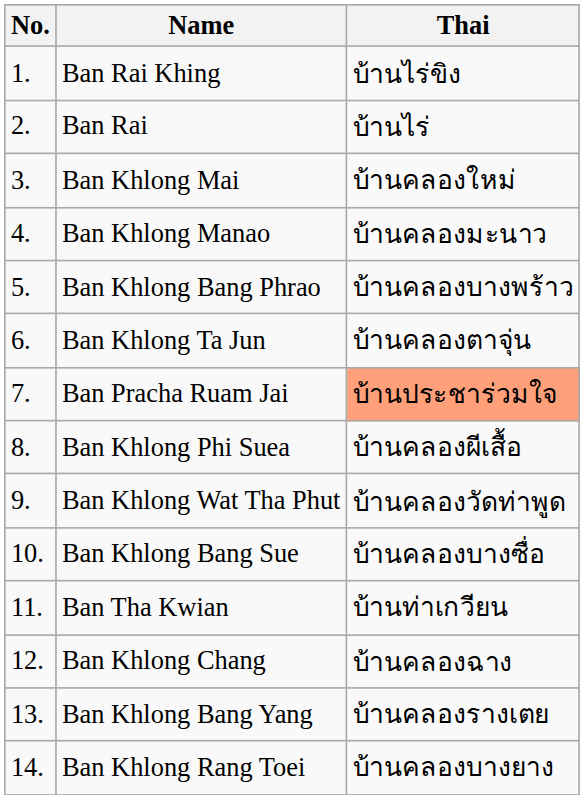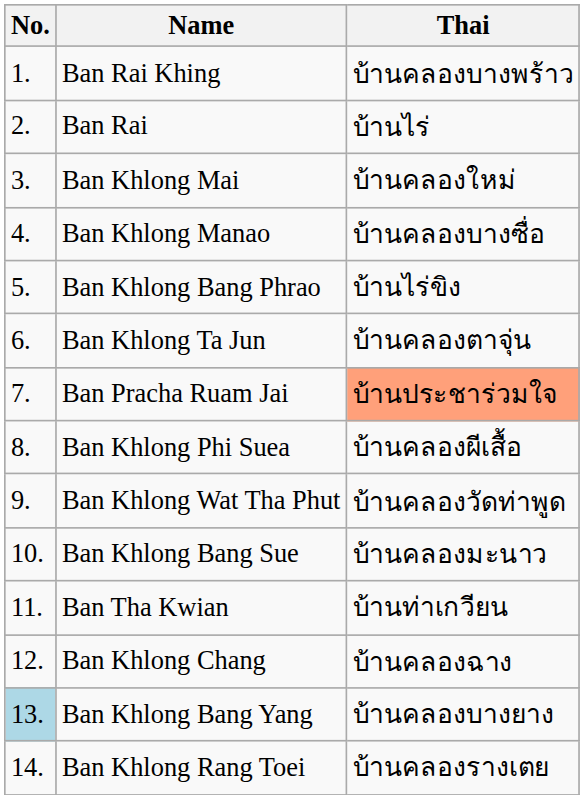(407, 73) บ้านไร่ขิง -> (463, 73) บ้านคลองบางพร้าว
(450, 234) บ้านคลองมะนาว -> (449, 234) บ้านคลองบางซื่อ
(463, 287) บ้านคลองบางพร้าว -> (407, 287) บ้านไร่ขิง
(449, 554) บ้านคลองบางซื่อ -> (450, 554) บ้านคลองมะนาว
(27, 714) no background -> (27, 714) lightblue background
(451, 714) บ้านคลองรางเตย -> (453, 714) บ้านคลองบางยาง
(453, 768) บ้านคลองบางยาง -> (451, 768) บ้านคลองรางเตย
